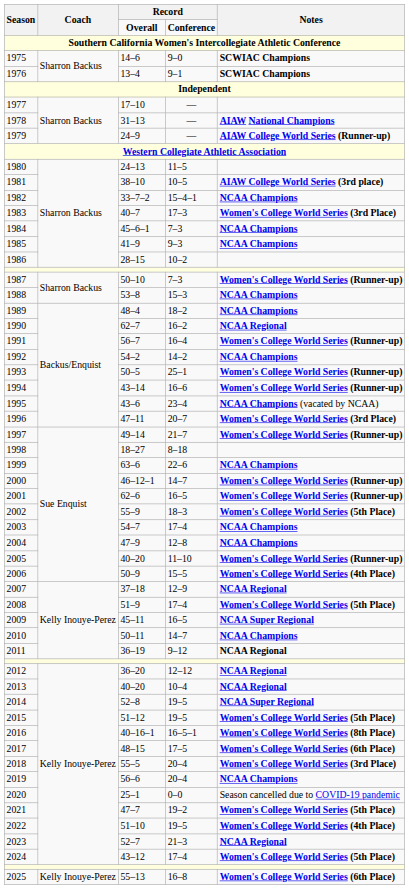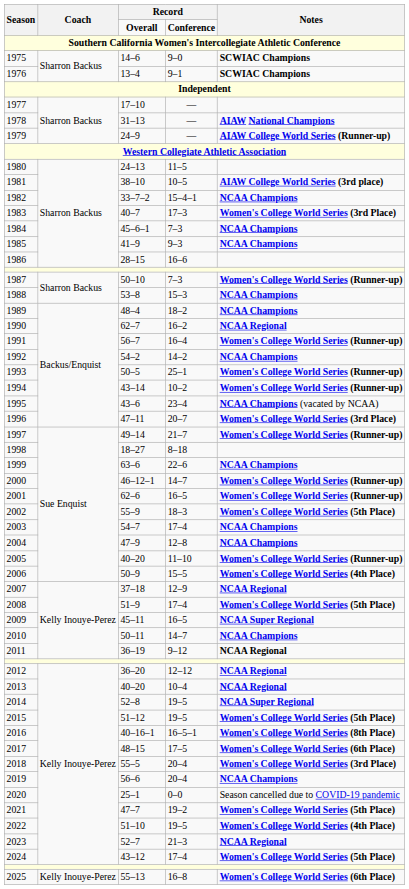(177, 259) 10–2 -> (177, 259) 16–6
(177, 388) 16–6 -> (177, 388) 10–2
